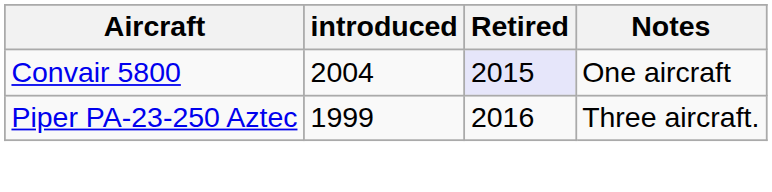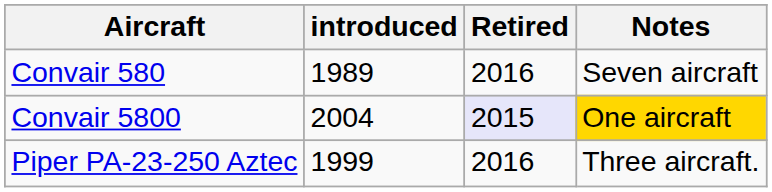+ row: (88, 72)
(657, 72) no background -> (657, 117) gold background
